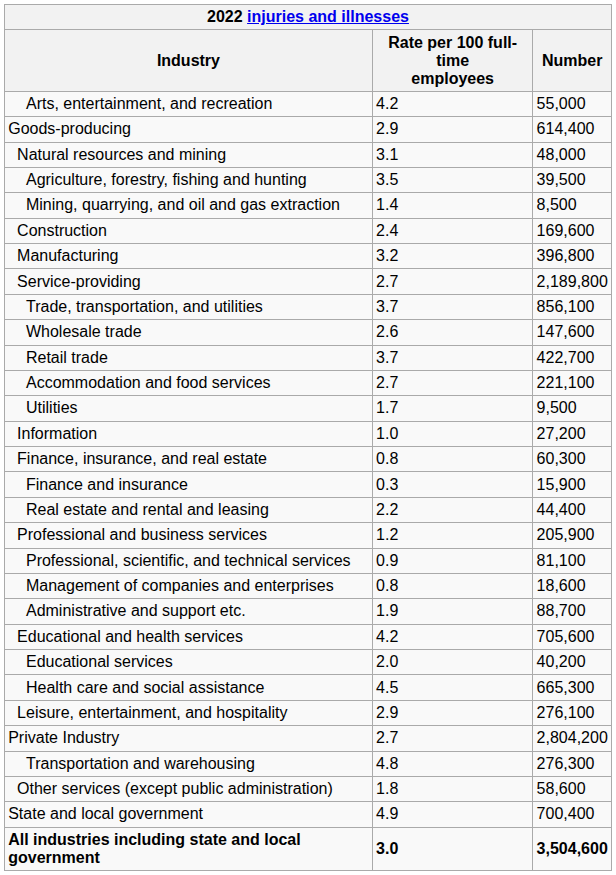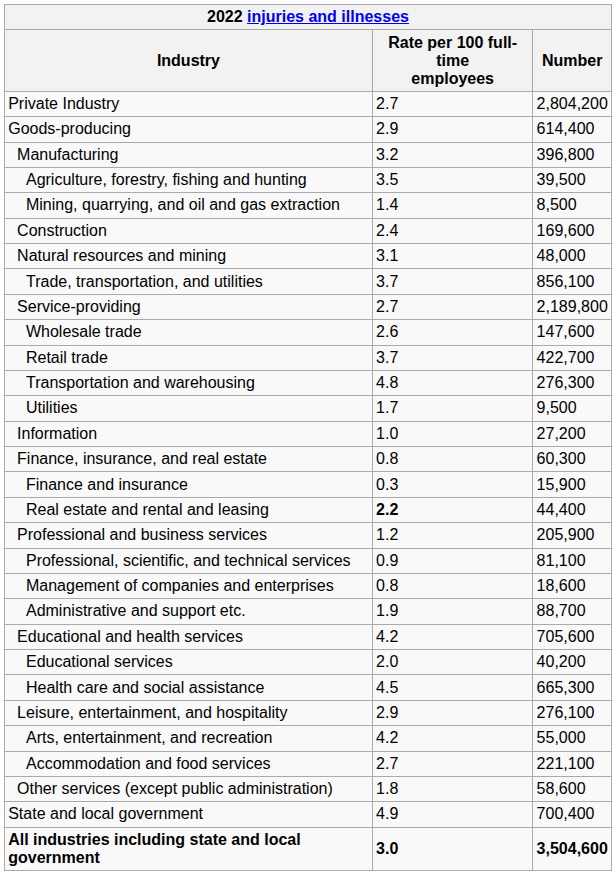rows swapped: (64, 738) <-> (140, 103)
rows swapped: (117, 154) <-> (63, 256)
rows swapped: (74, 281) <-> (136, 306)
rows swapped: (132, 763) <-> (139, 383)
(387, 509) normal -> (387, 509) bold
